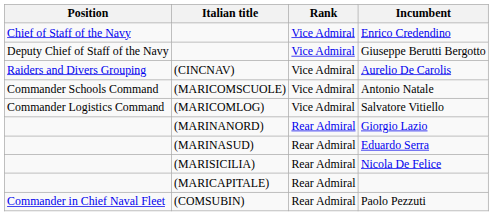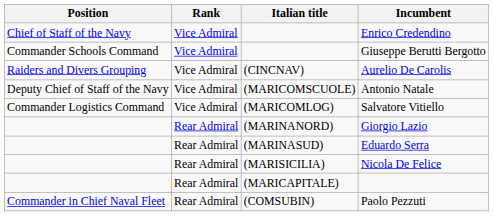columns swapped: (230, 13) <-> (323, 13)
(88, 51) Deputy Chief of Staff of the Navy -> (83, 51) Commander Schools Command
(83, 88) Commander Schools Command -> (88, 88) Deputy Chief of Staff of the Navy
